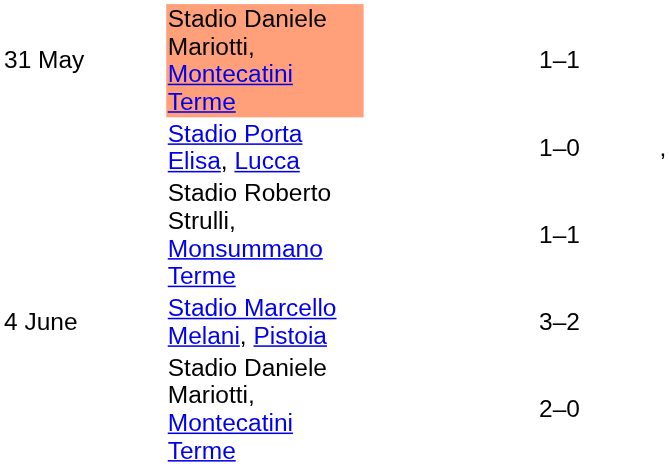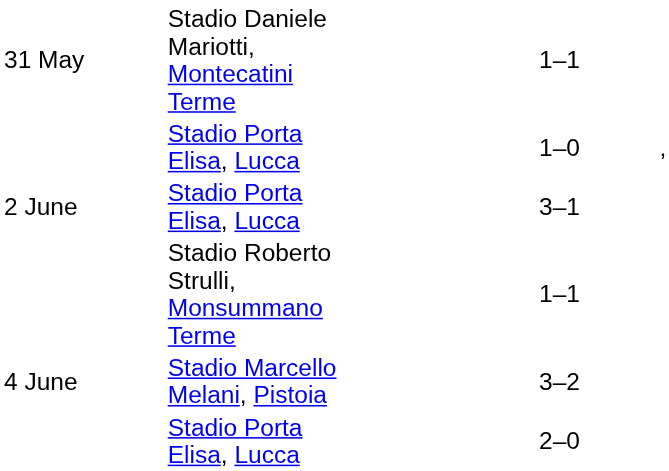(247, 60) lightsalmon background -> (247, 60) no background
+ row: (41, 207)
(247, 409) Stadio Daniele Mariotti, Montecatini Terme -> (235, 441) Stadio Porta Elisa, Lucca
